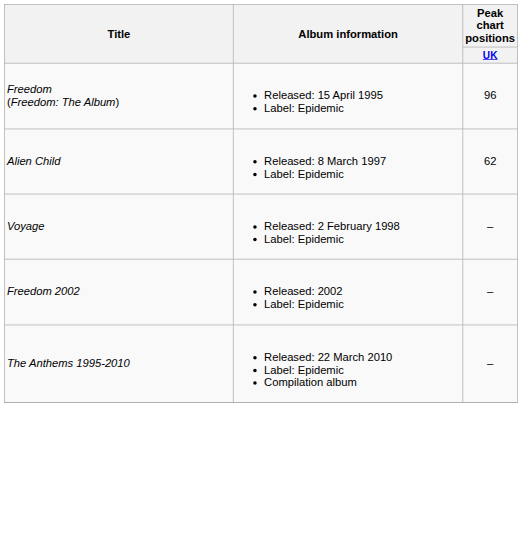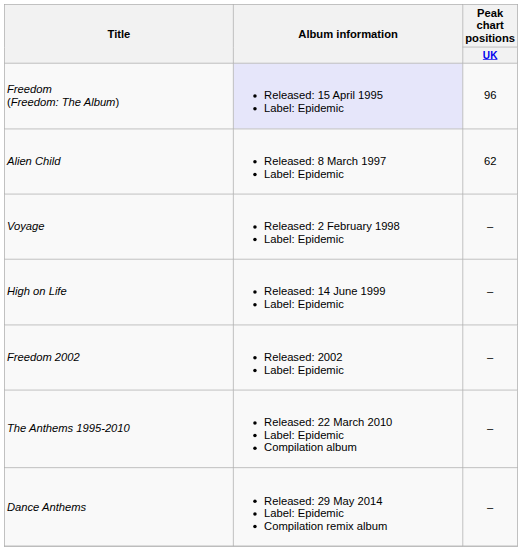(348, 102) no background -> (348, 102) lavender background
+ row: (37, 292)
+ row: (47, 507)
